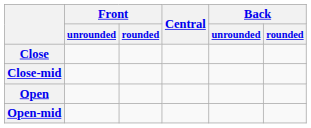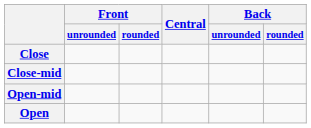rows swapped: (34, 113) <-> (34, 93)
